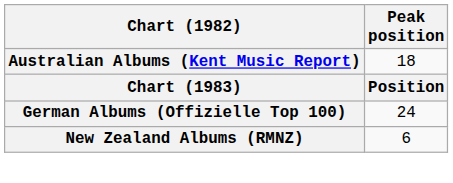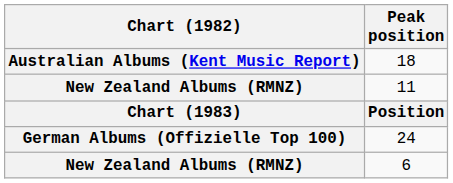+ row: (406, 88)
